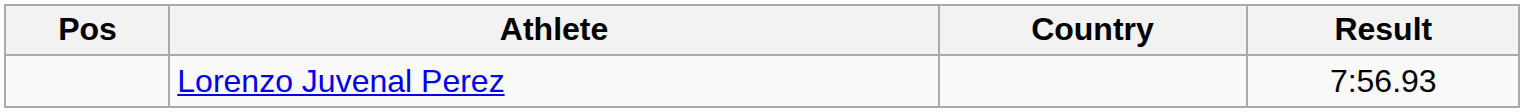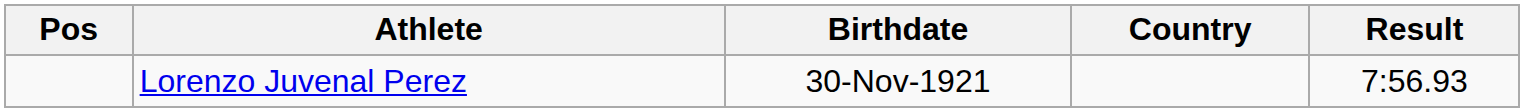+ column: (898, 29)
